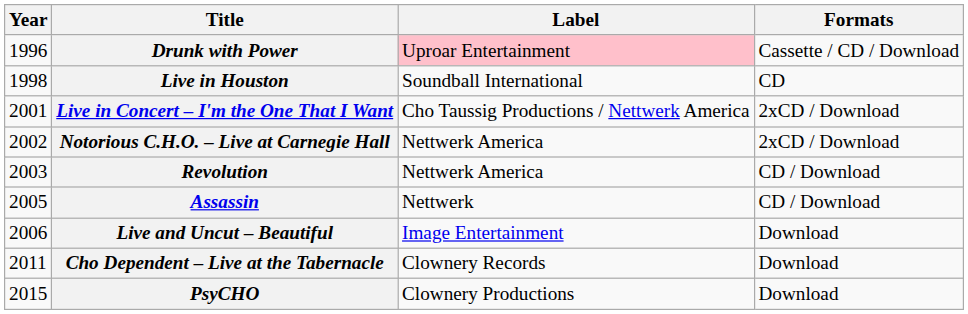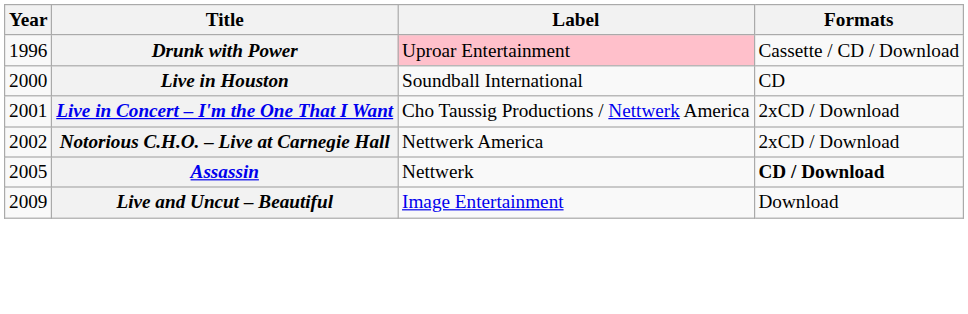(28, 80) 1998 -> (28, 80) 2000
- row: (225, 171)
(819, 202) normal -> (821, 171) bold
(28, 232) 2006 -> (28, 202) 2009
- row: (225, 263)
- row: (225, 293)
